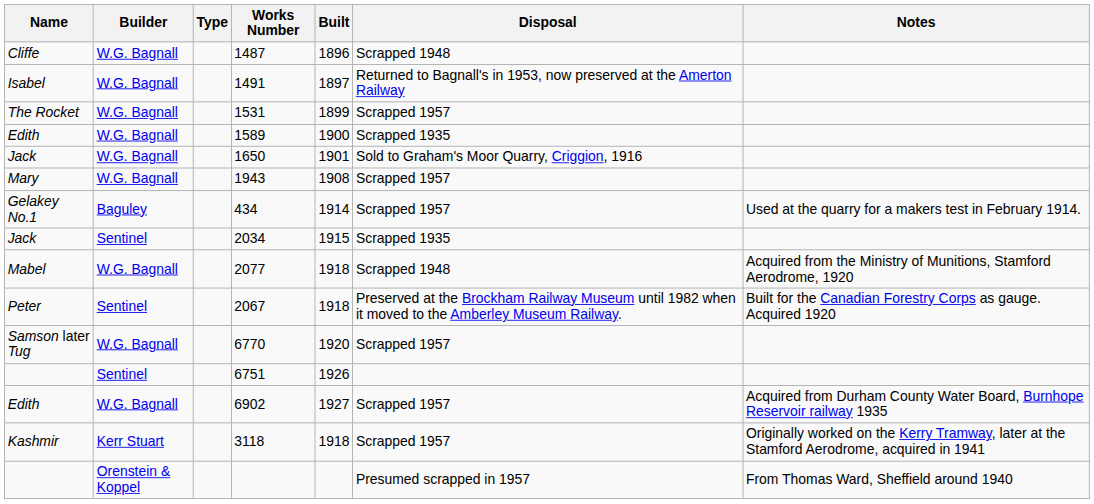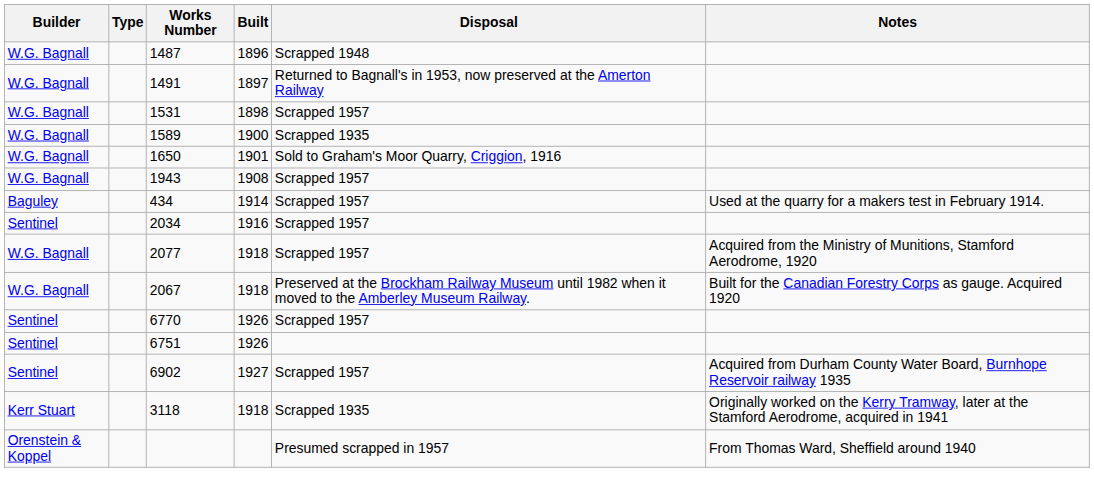- column: (49, 23)
(334, 113) 1899 -> (253, 113) 1898
(334, 239) 1915 -> (253, 223) 1916
(403, 239) Scrapped 1935 -> (322, 223) Scrapped 1957
(403, 269) Scrapped 1948 -> (322, 253) Scrapped 1957
(122, 306) Sentinel -> (48, 291) W.G. Bagnall
(137, 344) W.G. Bagnall -> (33, 321) Sentinel
(334, 344) 1920 -> (253, 321) 1926
(137, 404) W.G. Bagnall -> (33, 372) Sentinel
(403, 442) Scrapped 1957 -> (322, 410) Scrapped 1935
